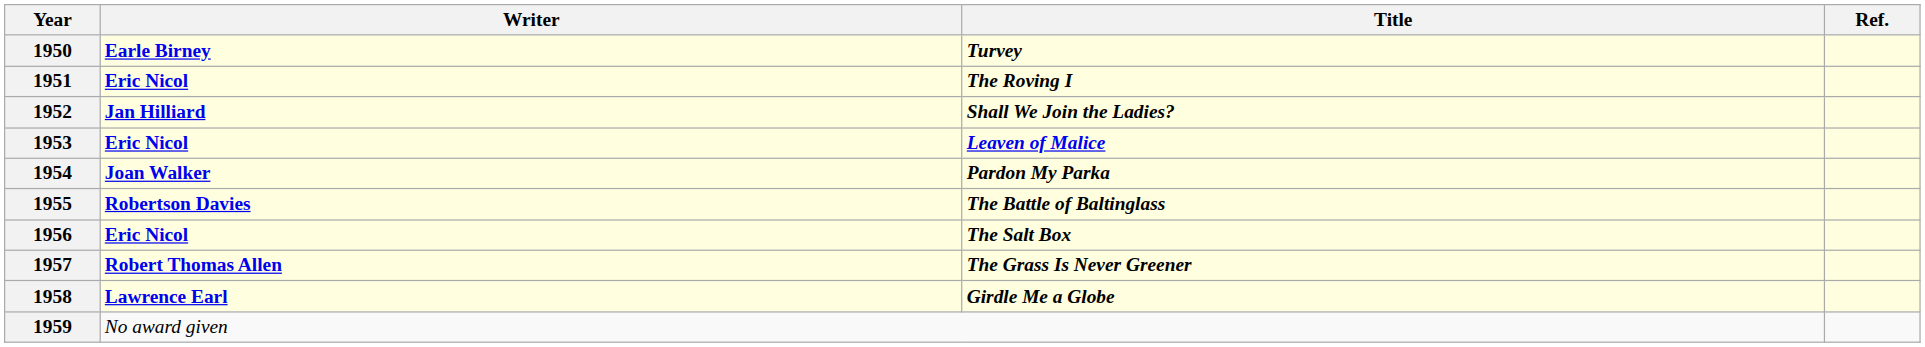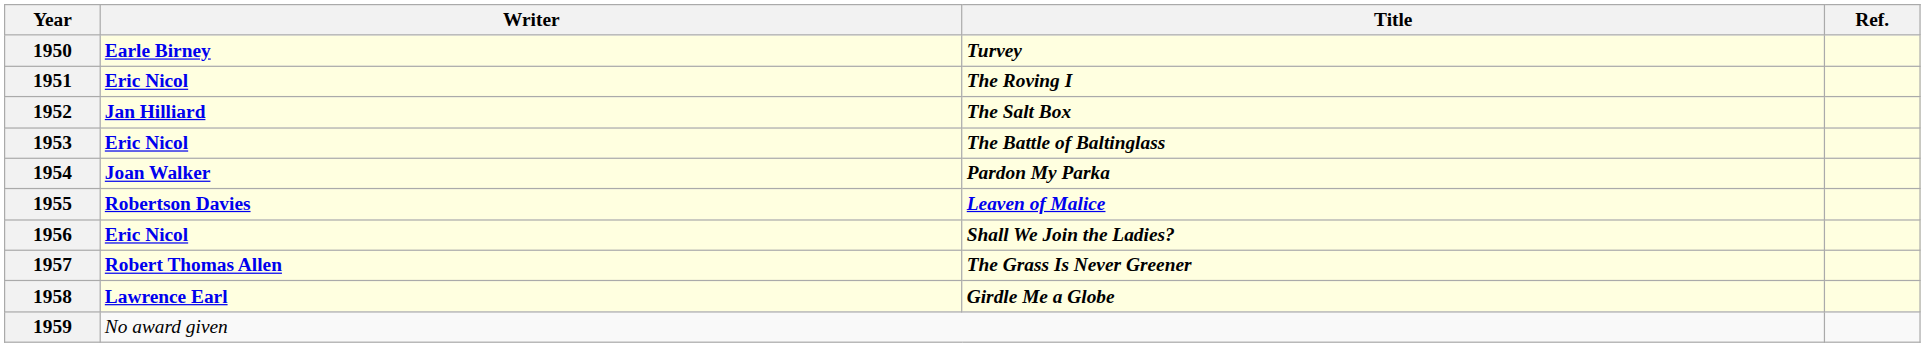(1071, 111) Shall We Join the Ladies? -> (1019, 111) The Salt Box
(1036, 142) Leaven of Malice -> (1066, 142) The Battle of Baltinglass
(1066, 204) The Battle of Baltinglass -> (1036, 204) Leaven of Malice
(1019, 234) The Salt Box -> (1071, 234) Shall We Join the Ladies?
